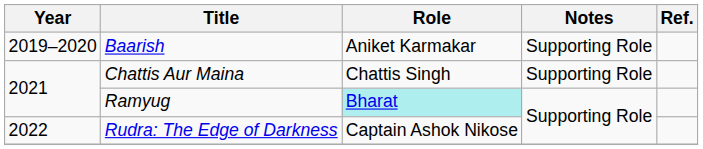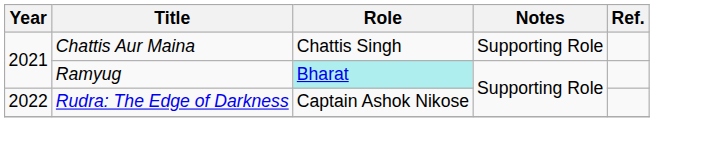- row: (135, 46)
